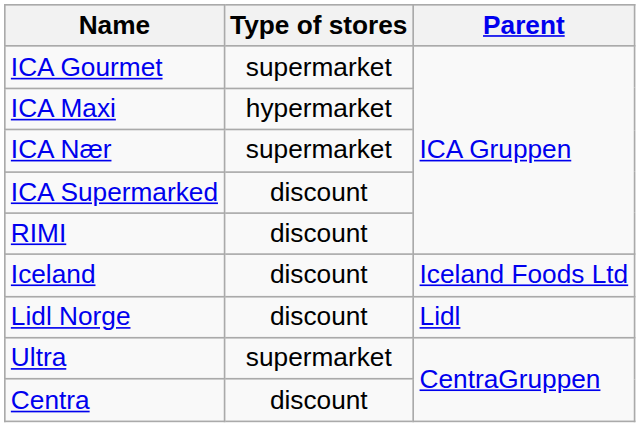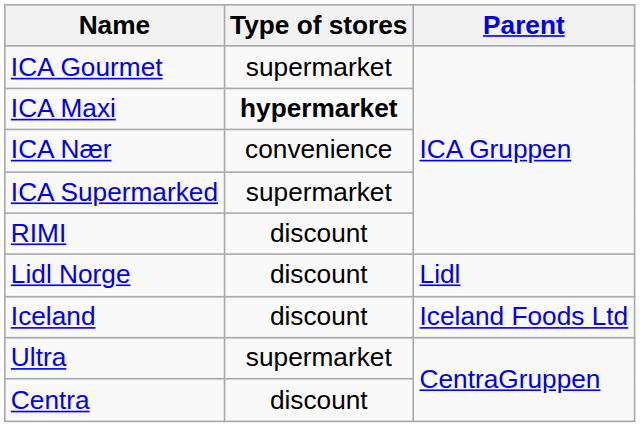(319, 108) normal -> (319, 108) bold
(319, 150) supermarket -> (319, 150) convenience
(319, 191) discount -> (319, 191) supermarket
rows swapped: (71, 316) <-> (53, 274)
